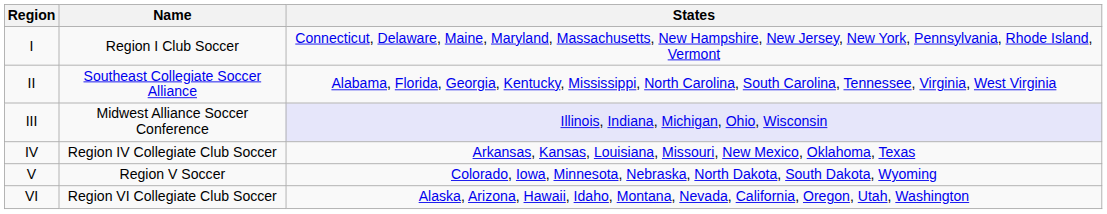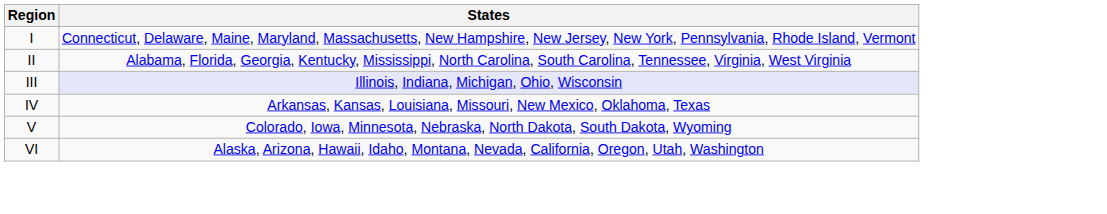- column: (172, 15)
